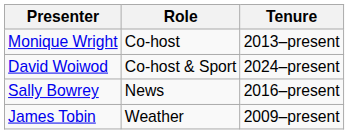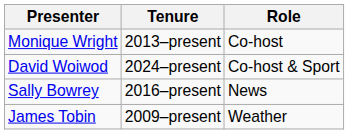columns swapped: (181, 16) <-> (292, 16)
